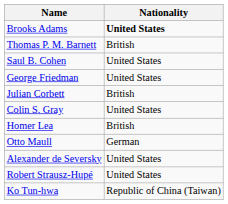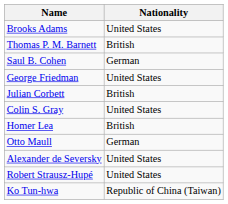(136, 28) bold -> (134, 28) normal
(134, 61) United States -> (123, 61) German
